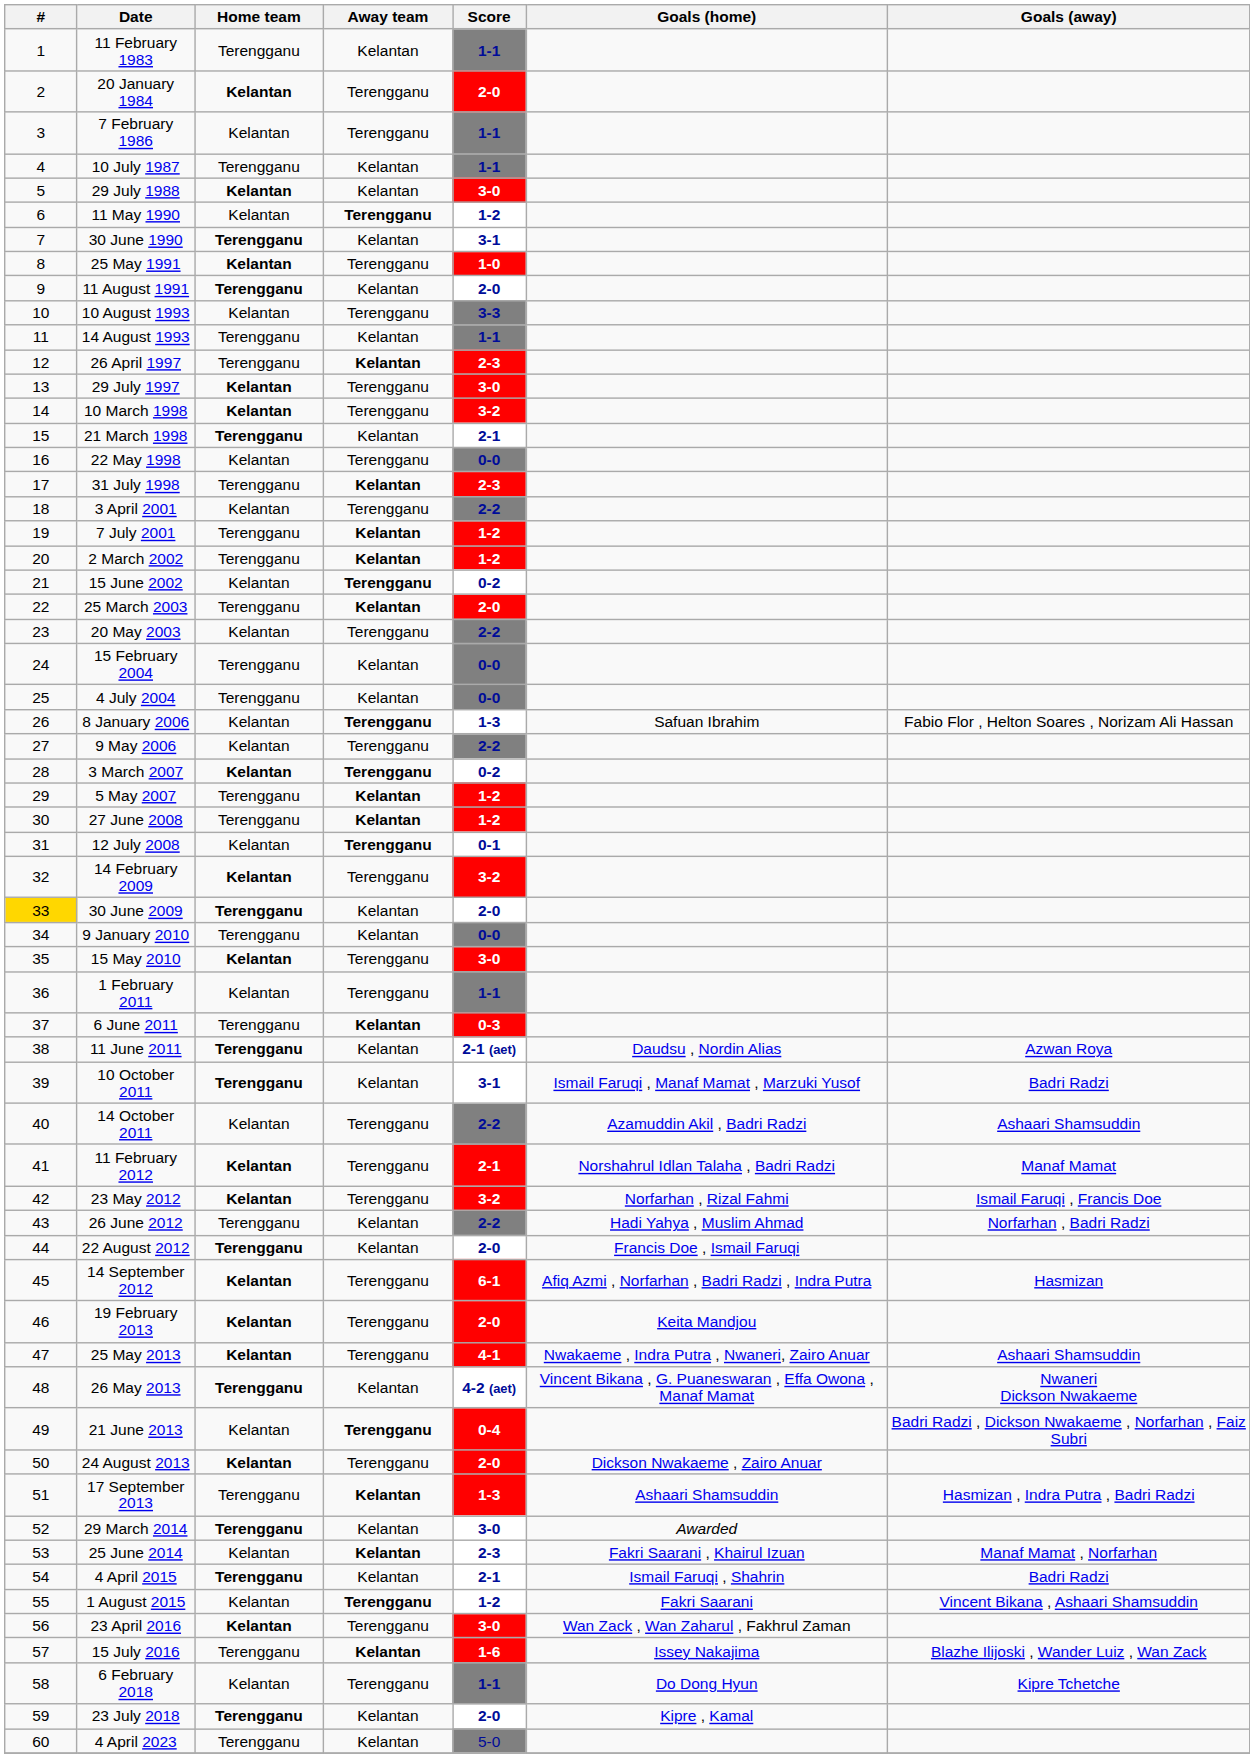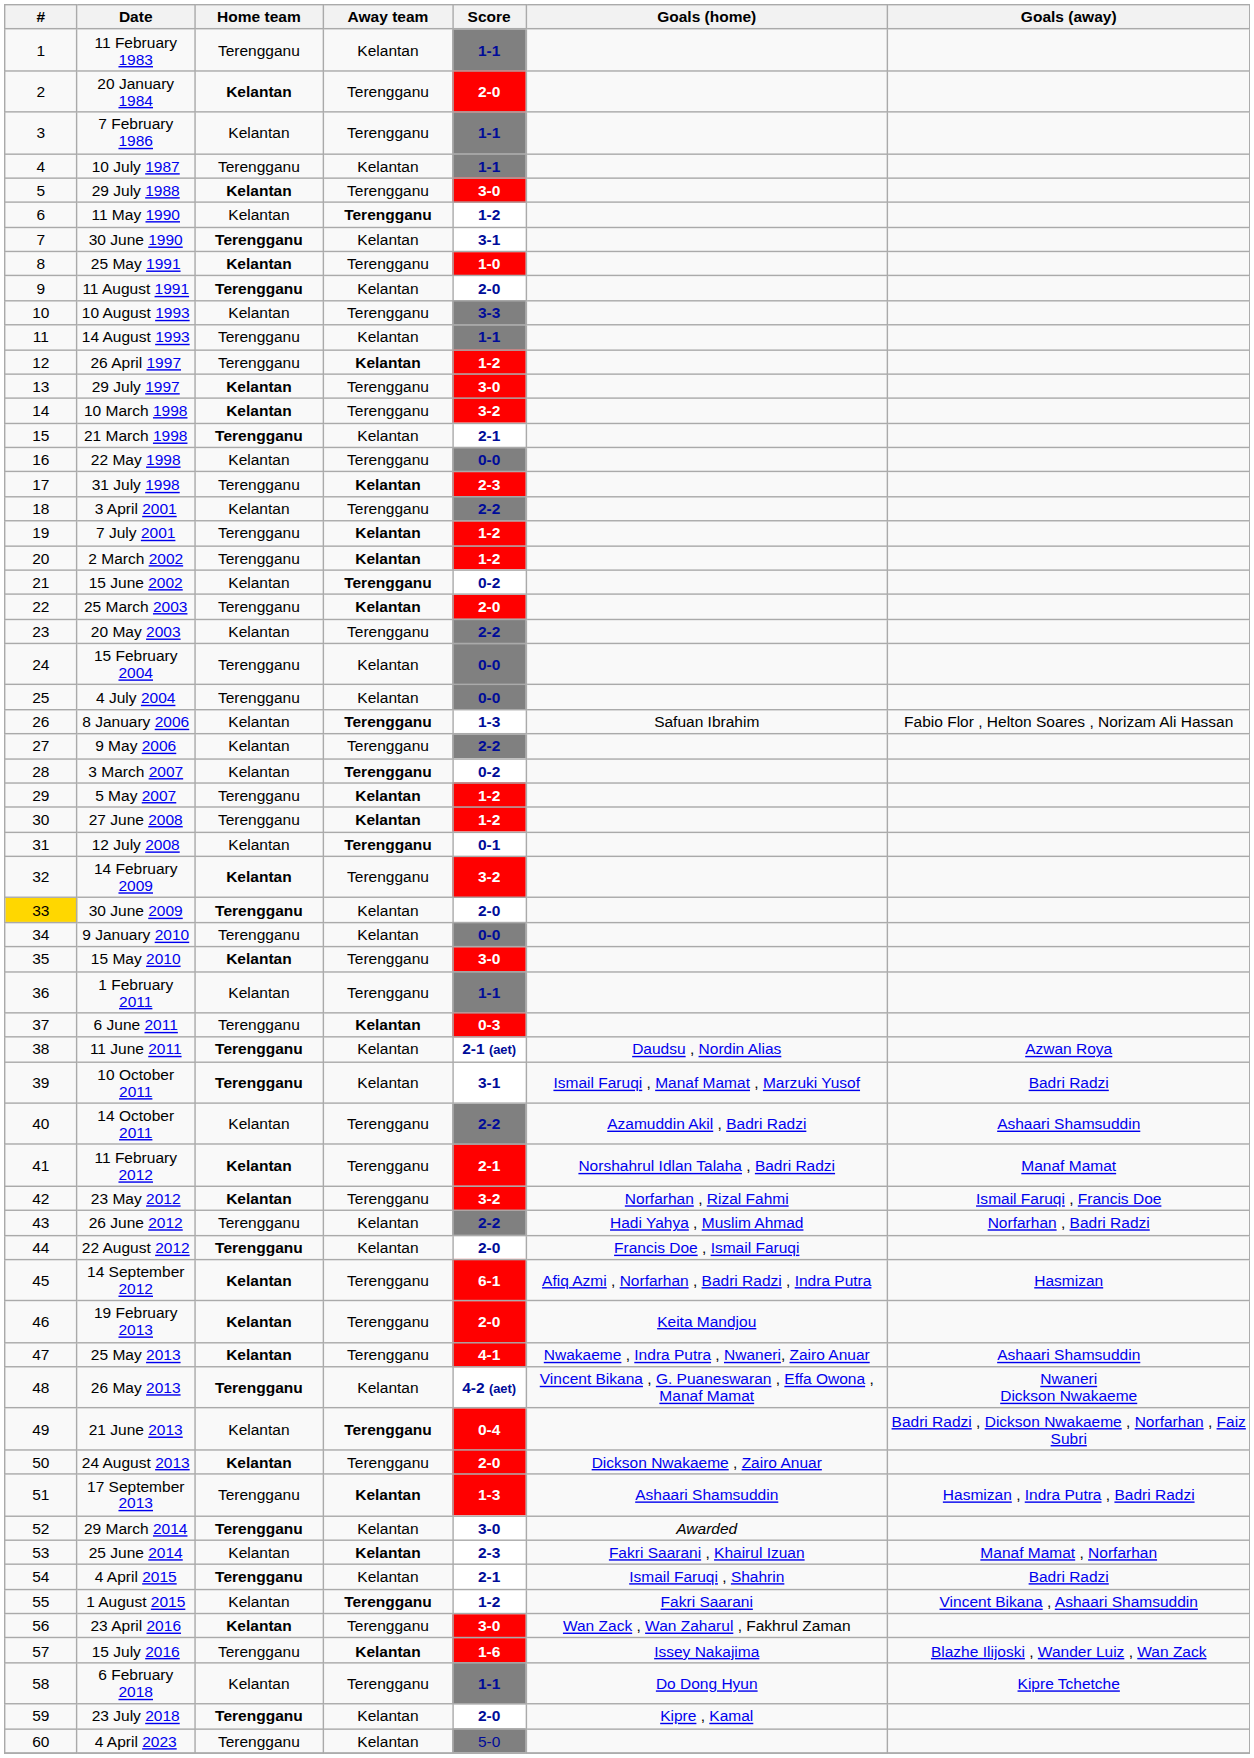(388, 190) Kelantan -> (388, 190) Terengganu
(489, 362) 2-3 -> (489, 362) 1-2
(259, 771) bold -> (259, 771) normal
